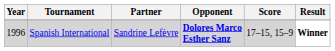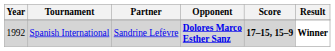(16, 33) 1996 -> (16, 33) 1992
(270, 33) normal -> (270, 33) bold
